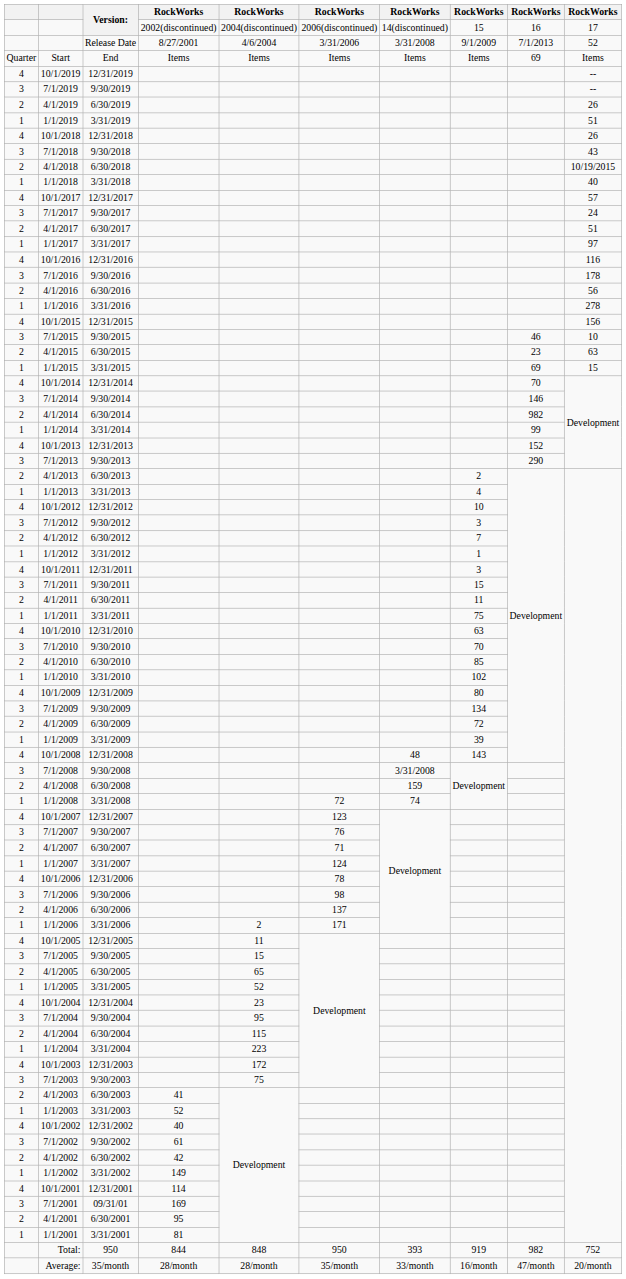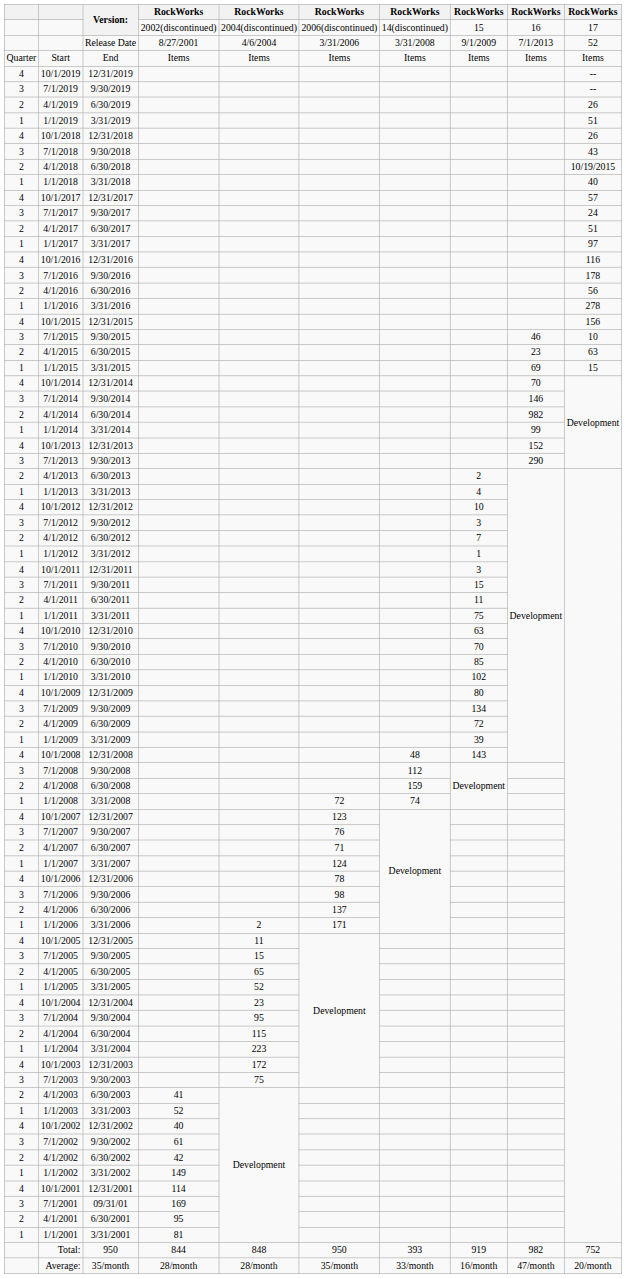(536, 58) 69 -> (536, 58) Items
(415, 770) 3/31/2008 -> (415, 770) 112
